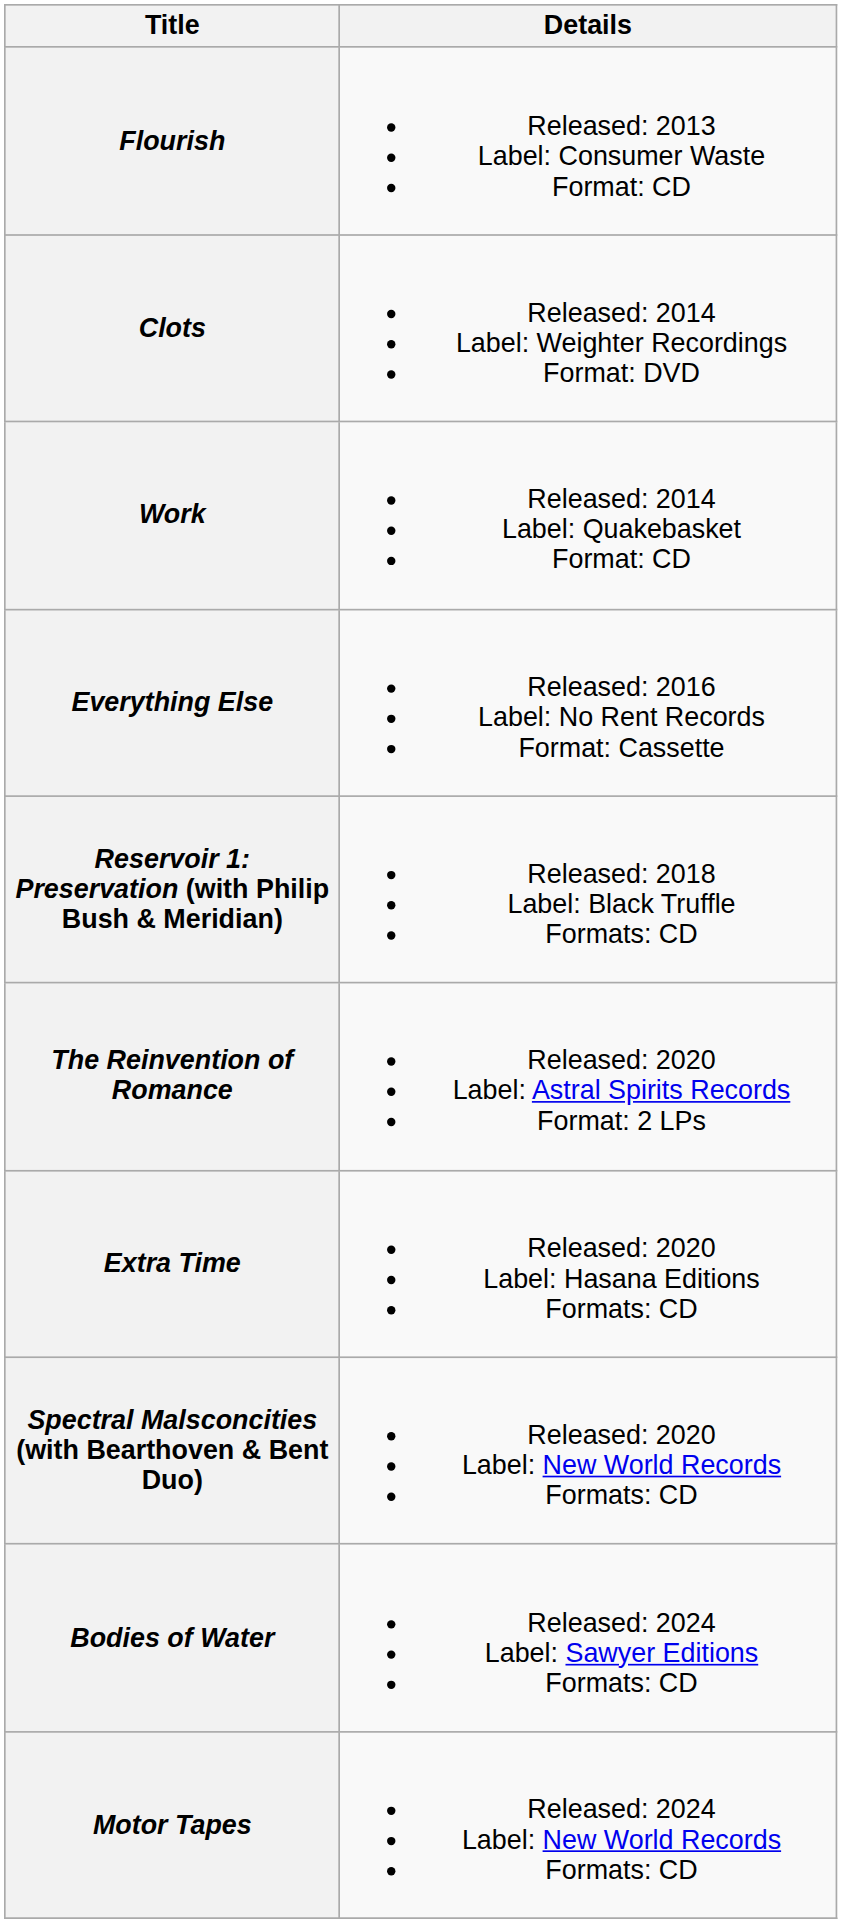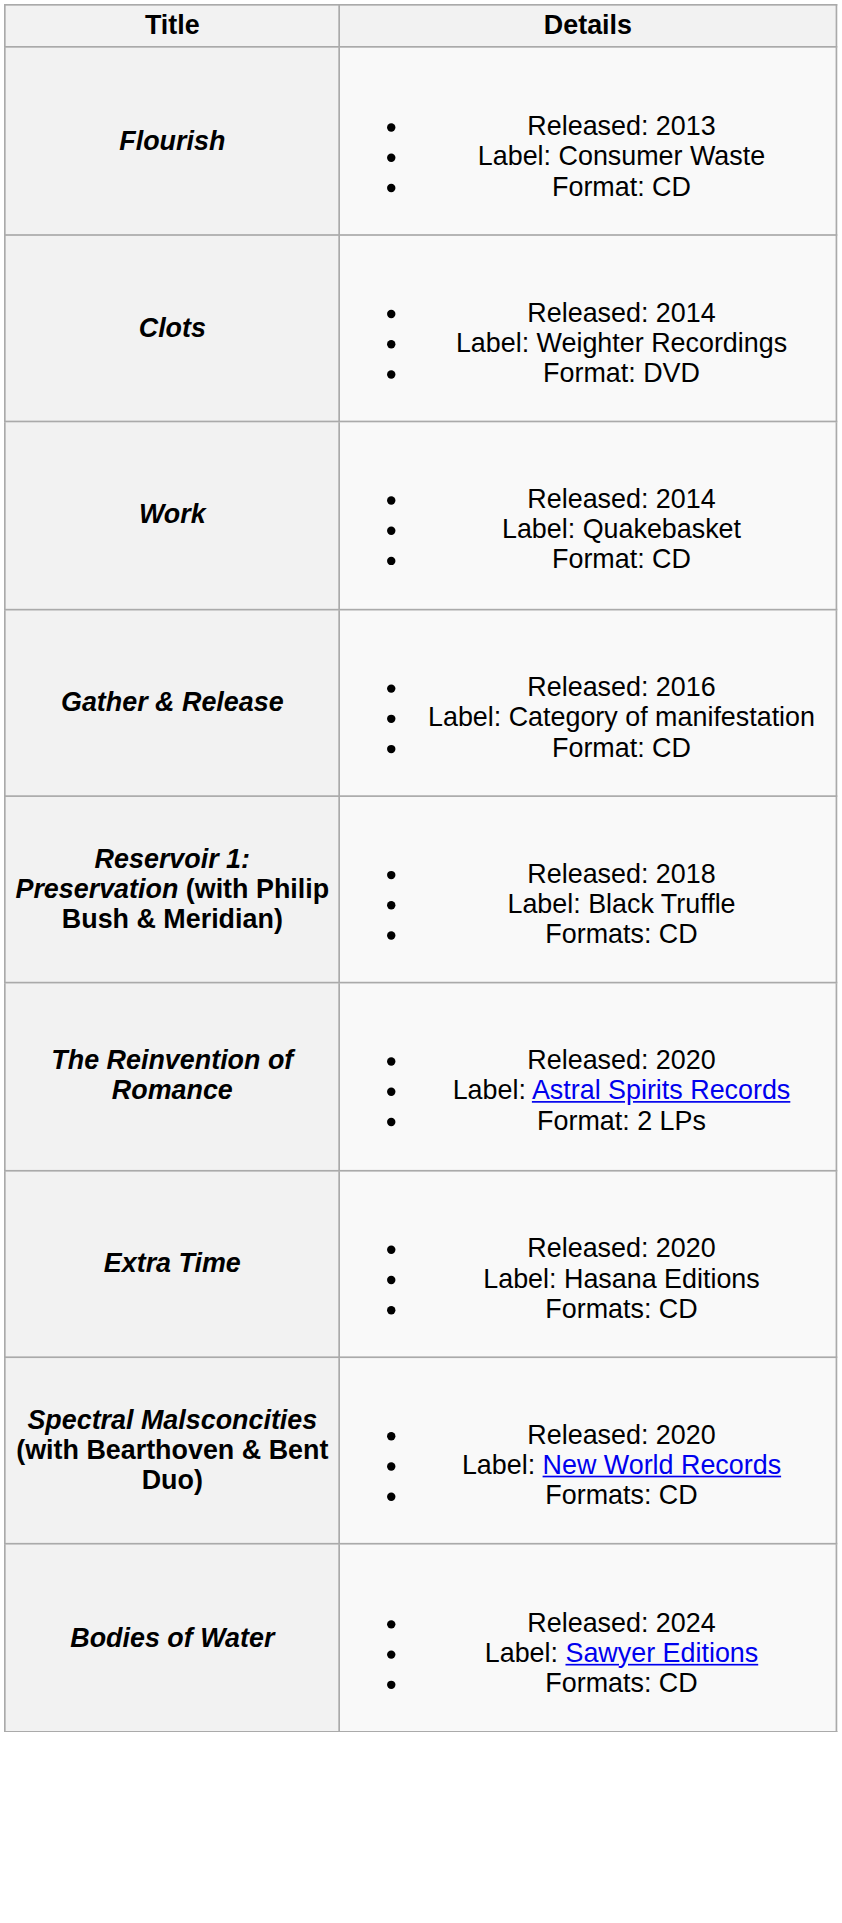- row: (172, 702)
+ row: (172, 702)
- row: (172, 1824)
